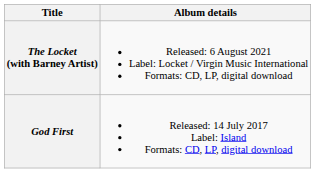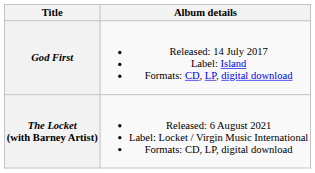rows swapped: (52, 131) <-> (52, 58)
